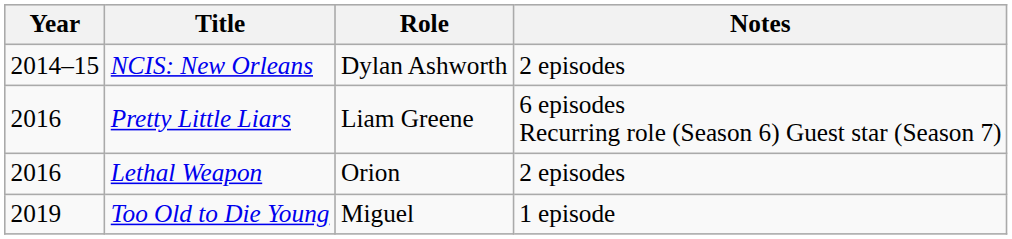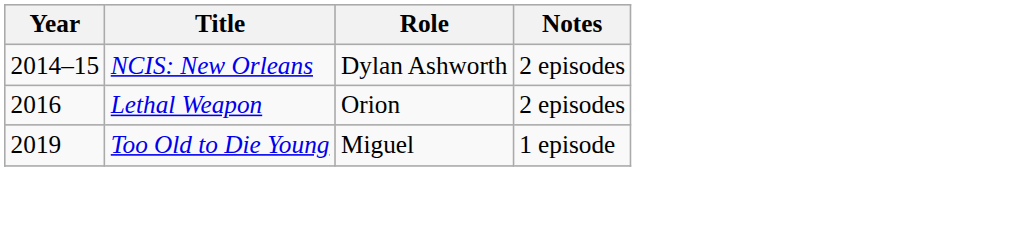- row: (201, 118)
